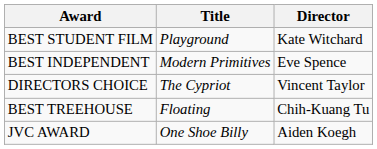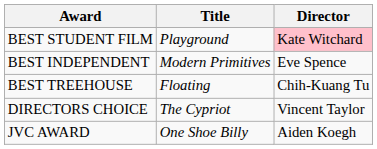(320, 39) no background -> (320, 39) pink background
rows swapped: (70, 109) <-> (78, 86)
